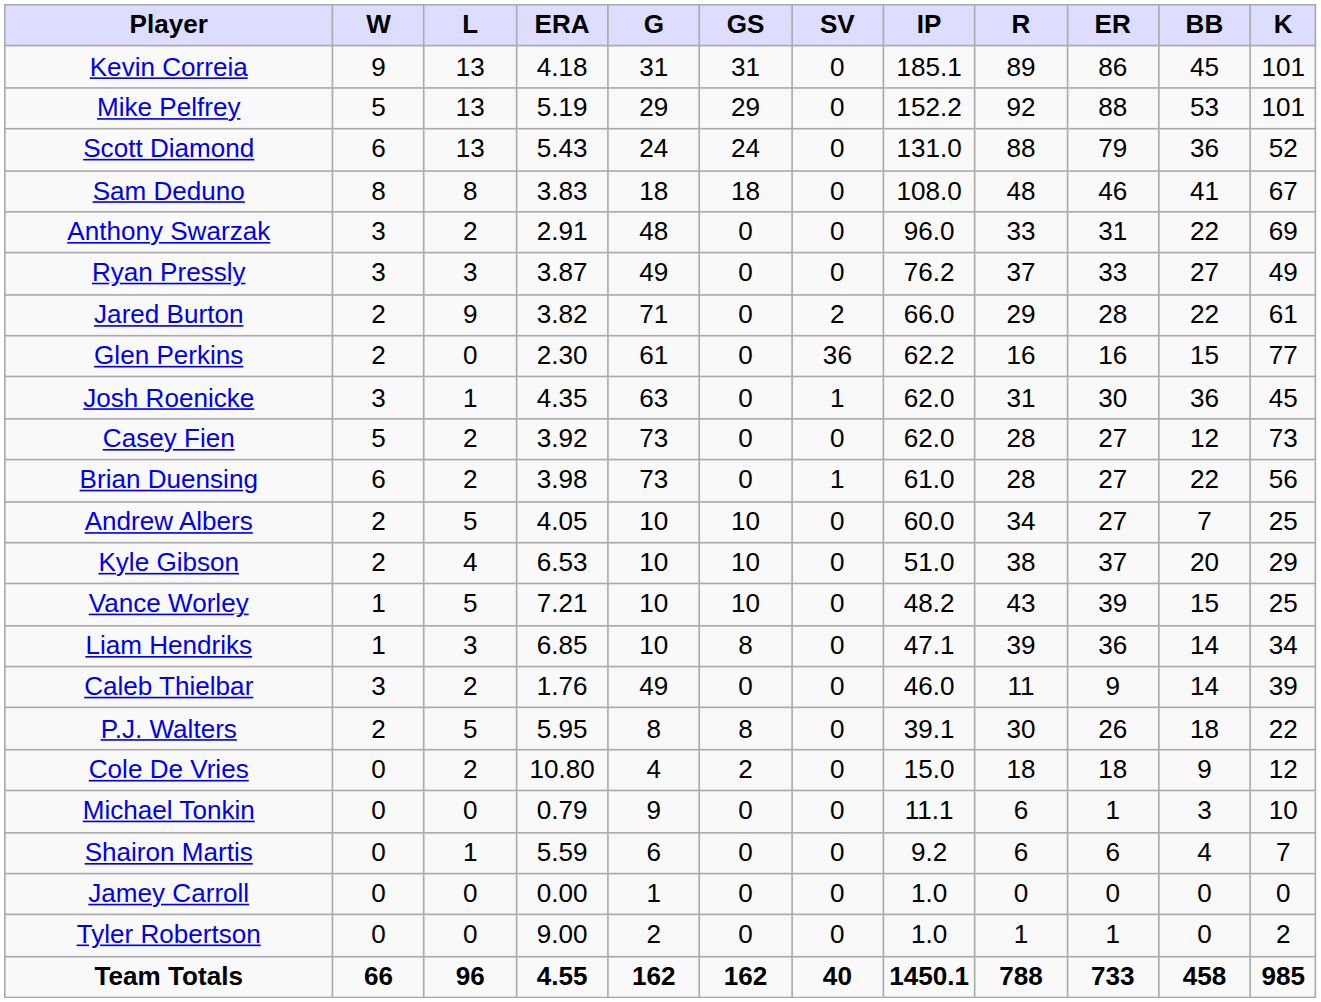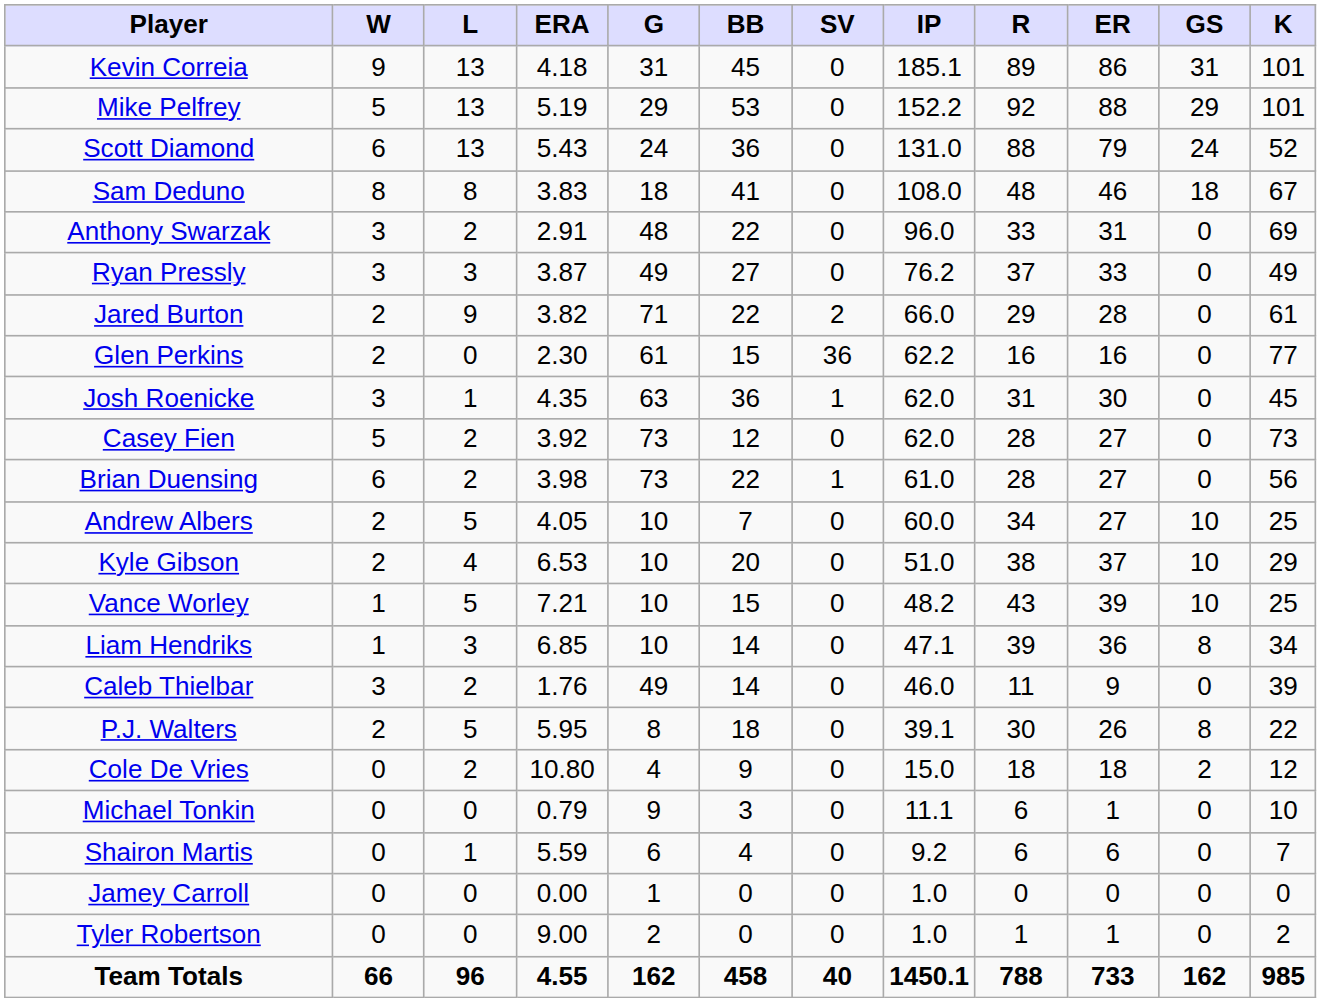columns swapped: (746, 25) <-> (1204, 25)
